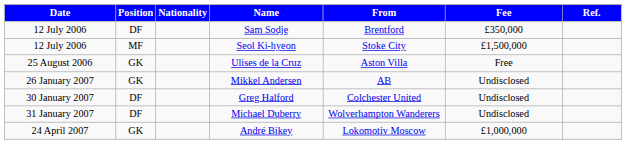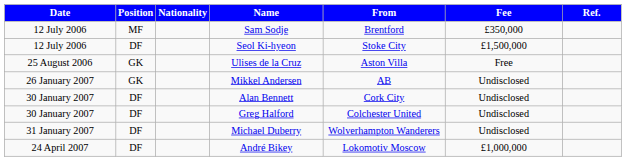(136, 30) DF -> (136, 30) MF
(136, 47) MF -> (136, 47) DF
+ row: (266, 97)
(136, 131) GK -> (136, 148) DF
